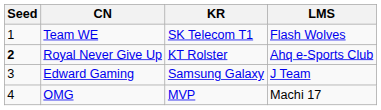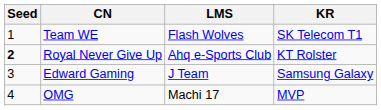columns swapped: (216, 14) <-> (322, 14)
